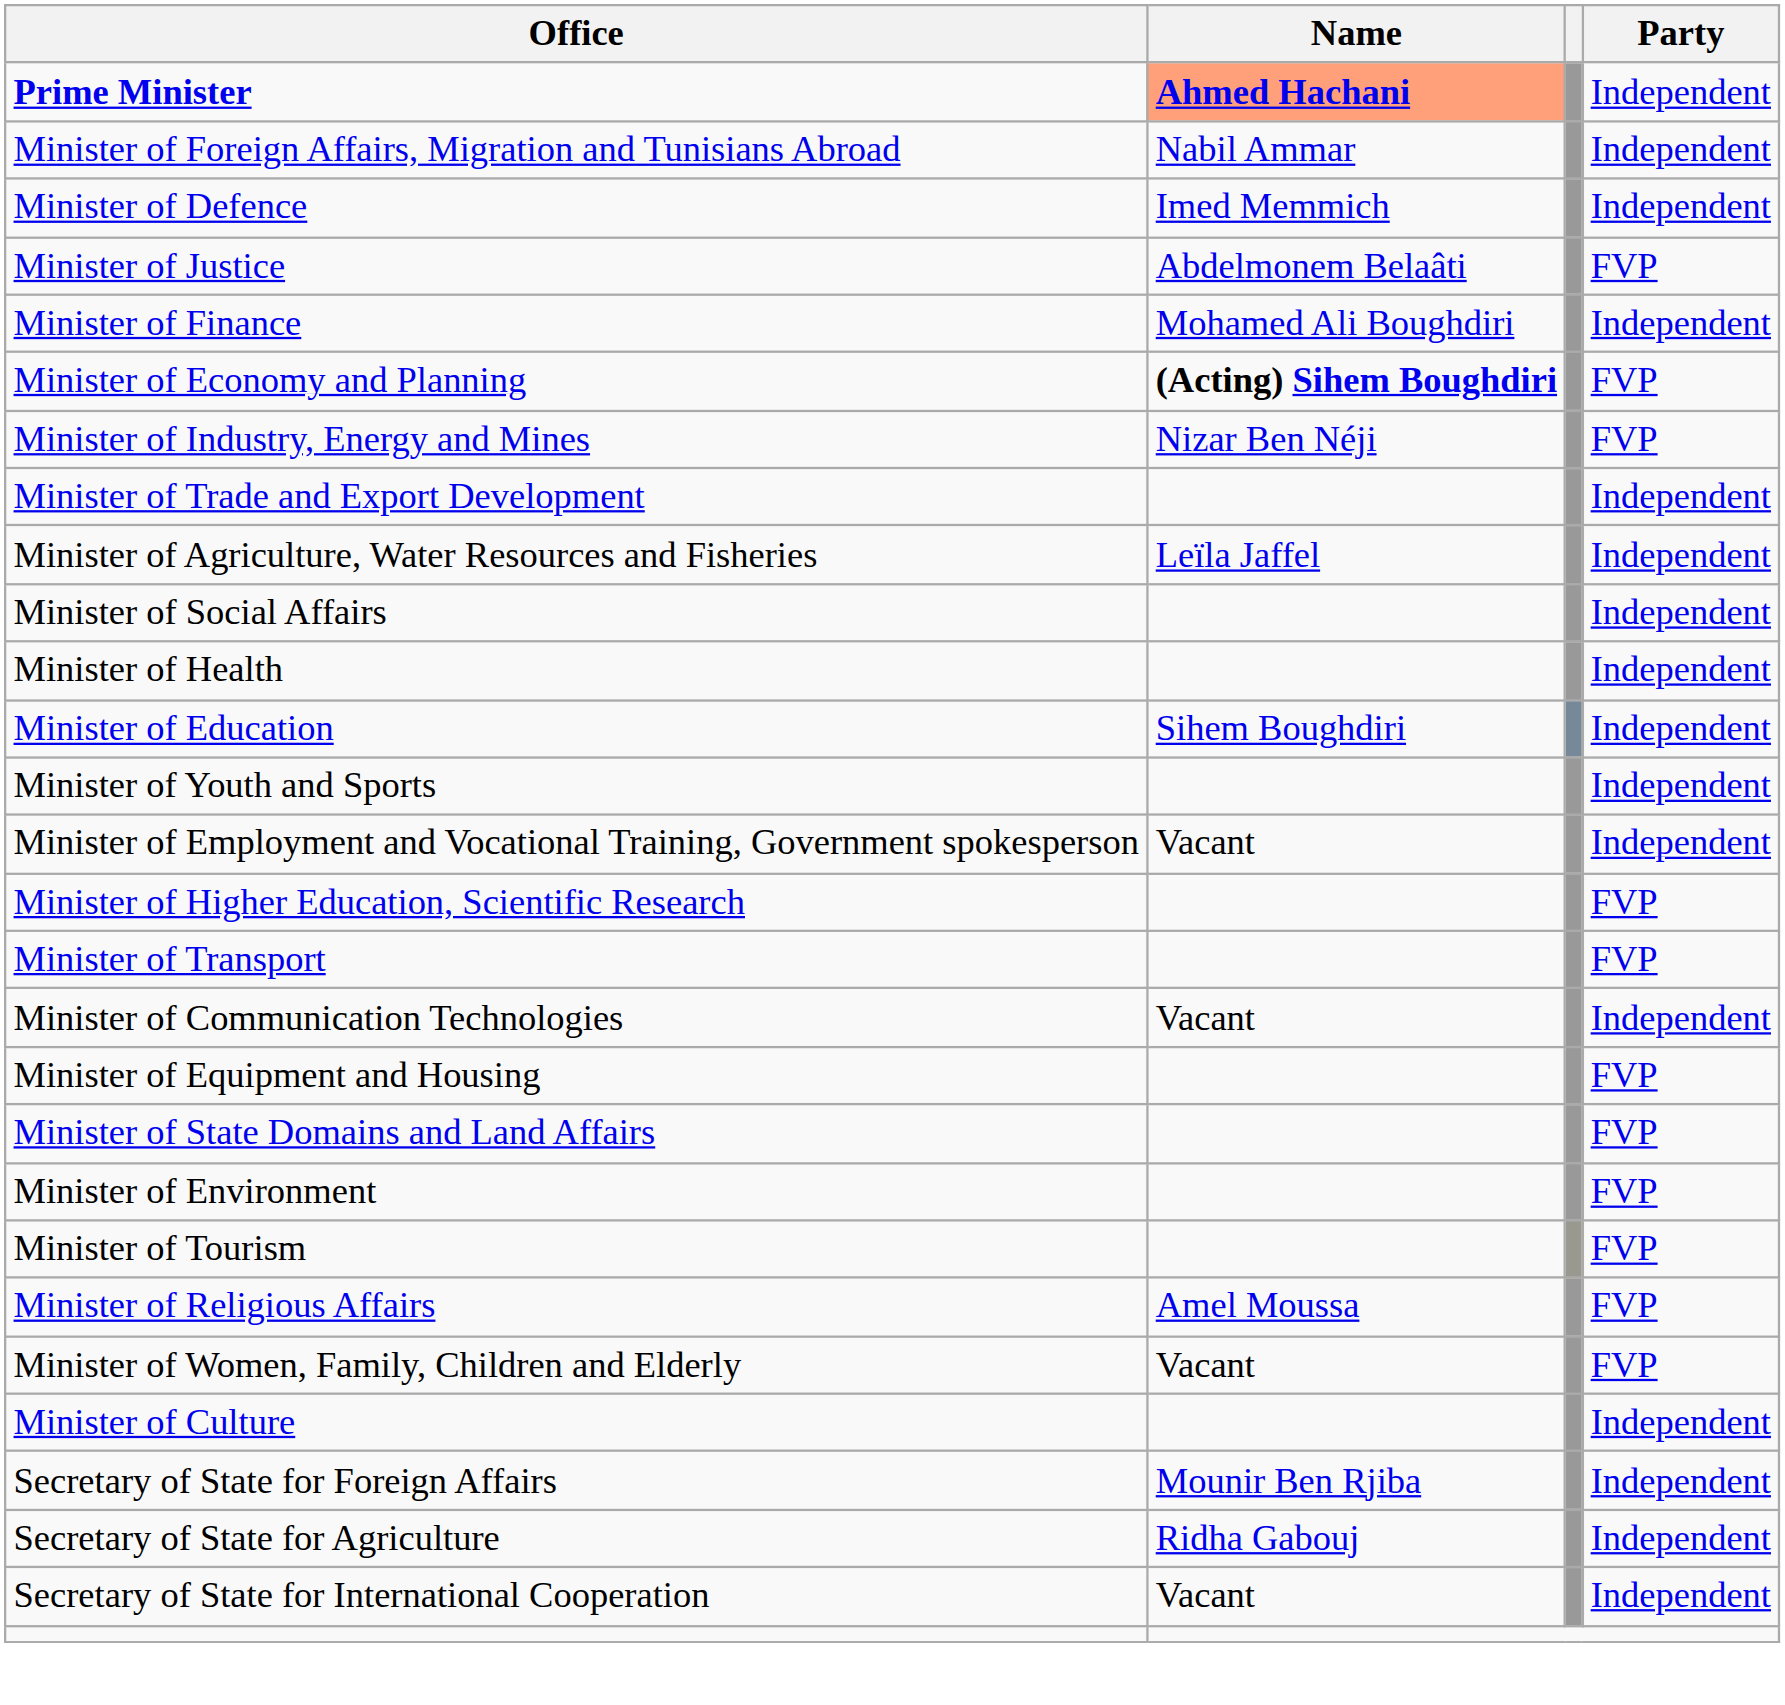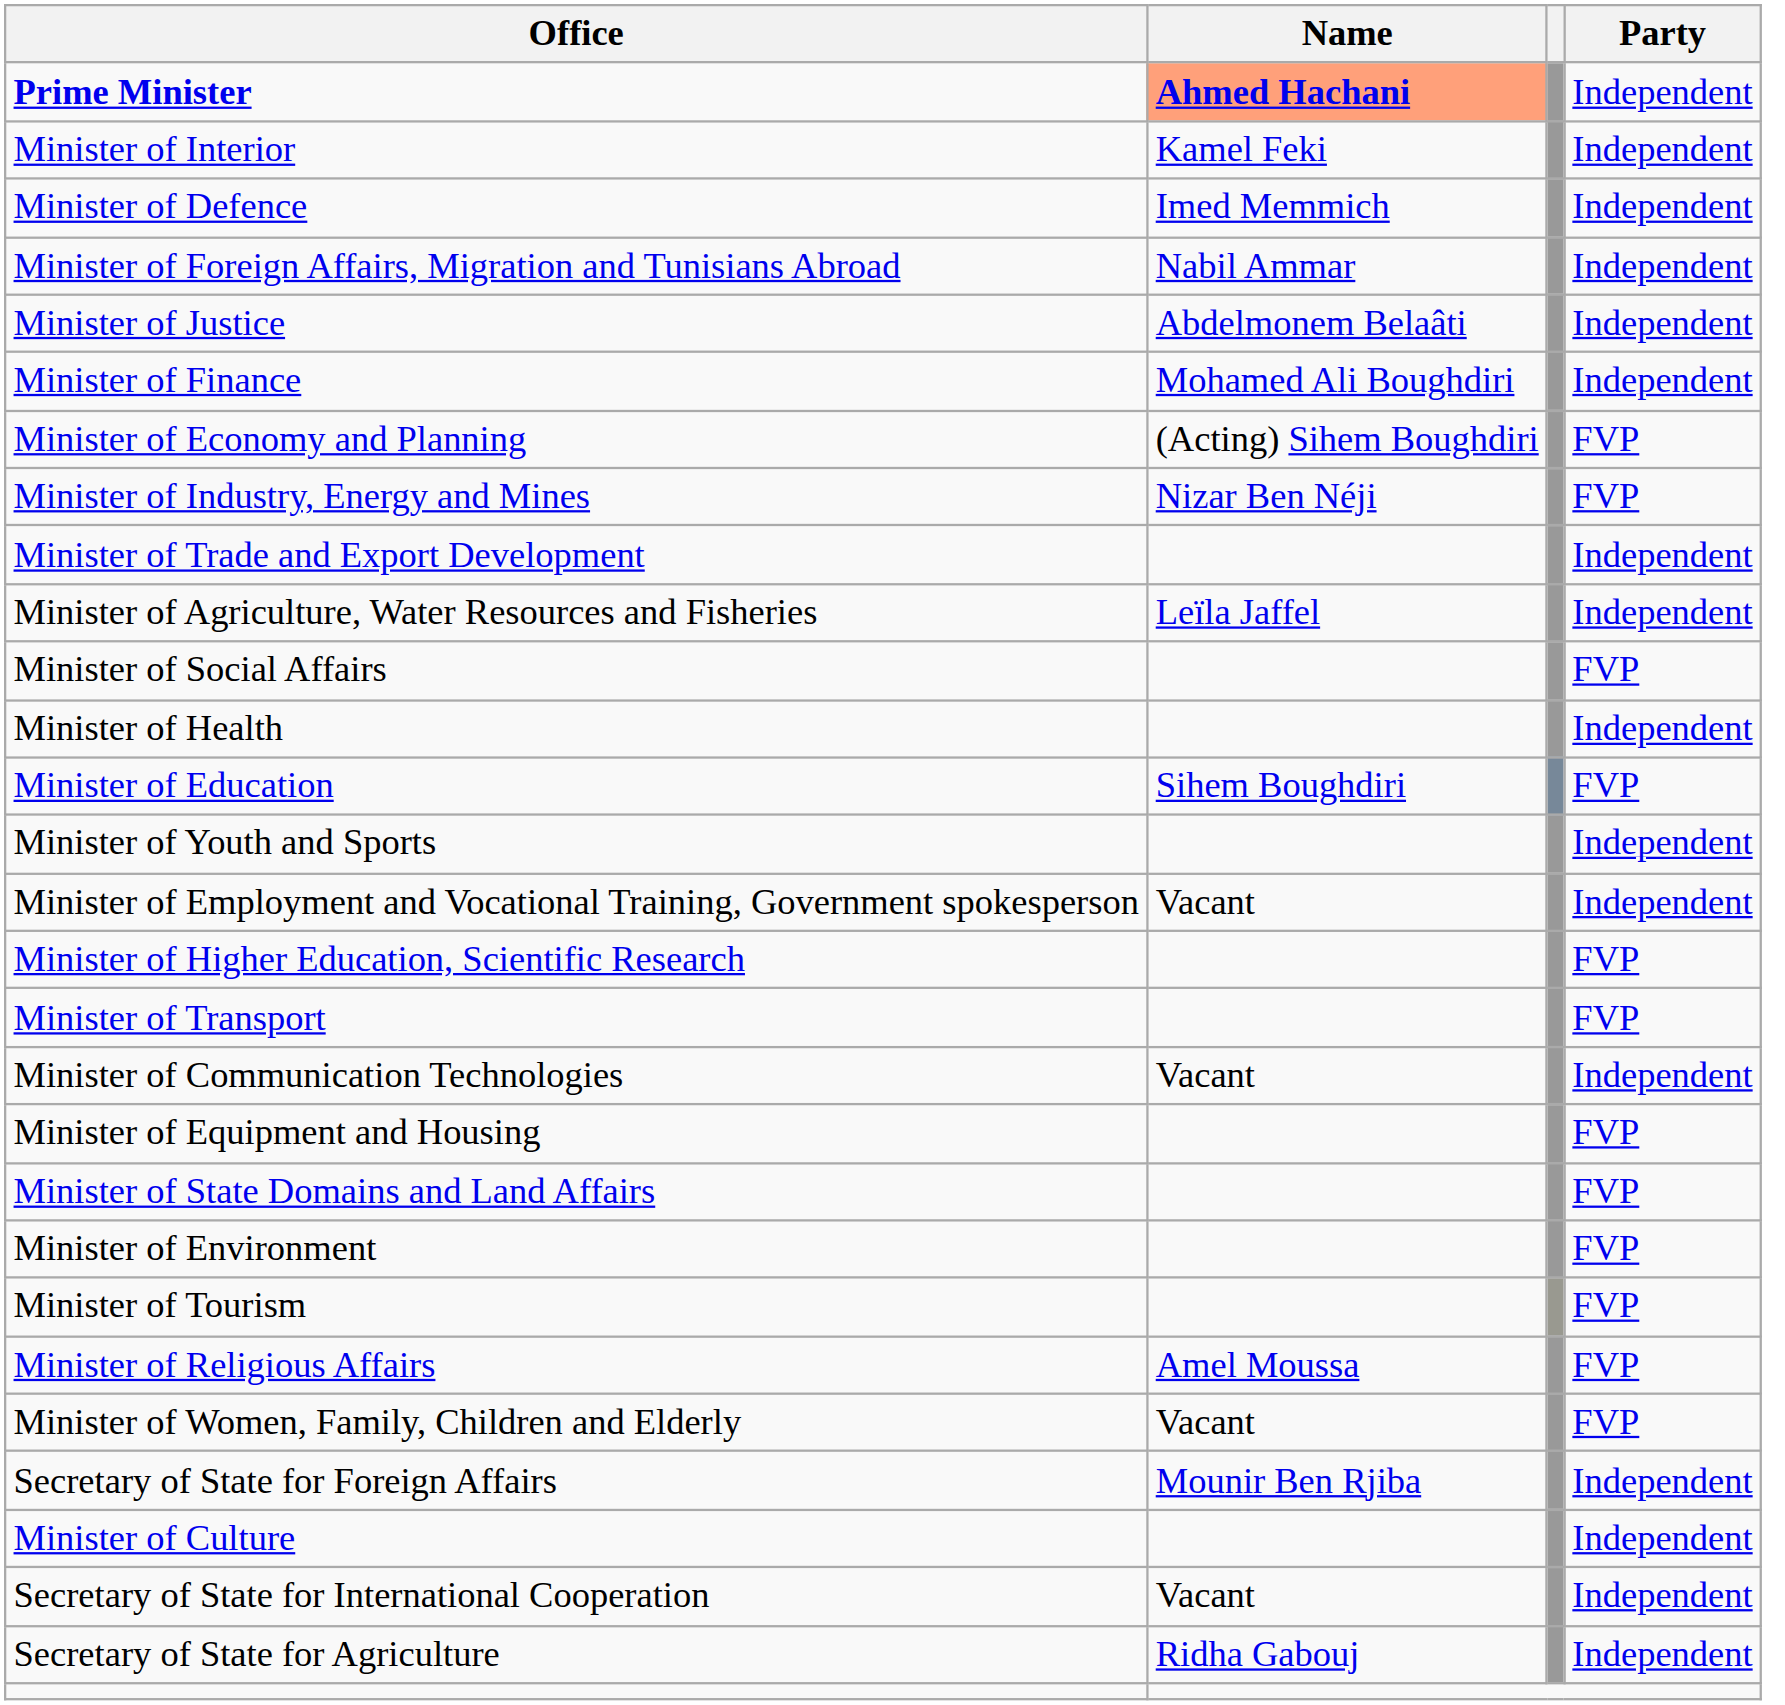+ row: (154, 149)
rows swapped: (160, 206) <-> (457, 149)
(1624, 264) FVP -> (1663, 322) Independent
(1356, 380) bold -> (1347, 438) normal
(1681, 611) Independent -> (1606, 669) FVP
(1681, 727) Independent -> (1606, 785) FVP
rows swapped: (154, 1421) <-> (285, 1479)
rows swapped: (257, 1537) <-> (361, 1595)
